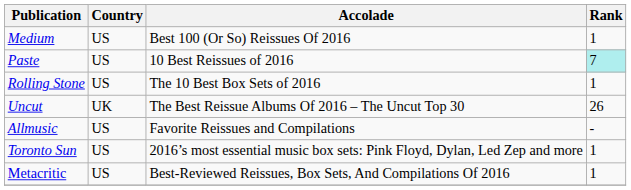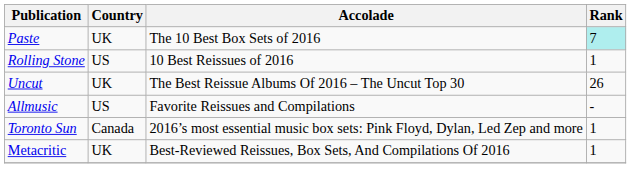- row: (31, 38)
(101, 60) US -> (102, 38) UK
(221, 60) 10 Best Reissues of 2016 -> (235, 38) The 10 Best Box Sets of 2016
(235, 83) The 10 Best Box Sets of 2016 -> (221, 60) 10 Best Reissues of 2016
(101, 151) US -> (113, 128) Canada
(101, 173) US -> (102, 151) UK
